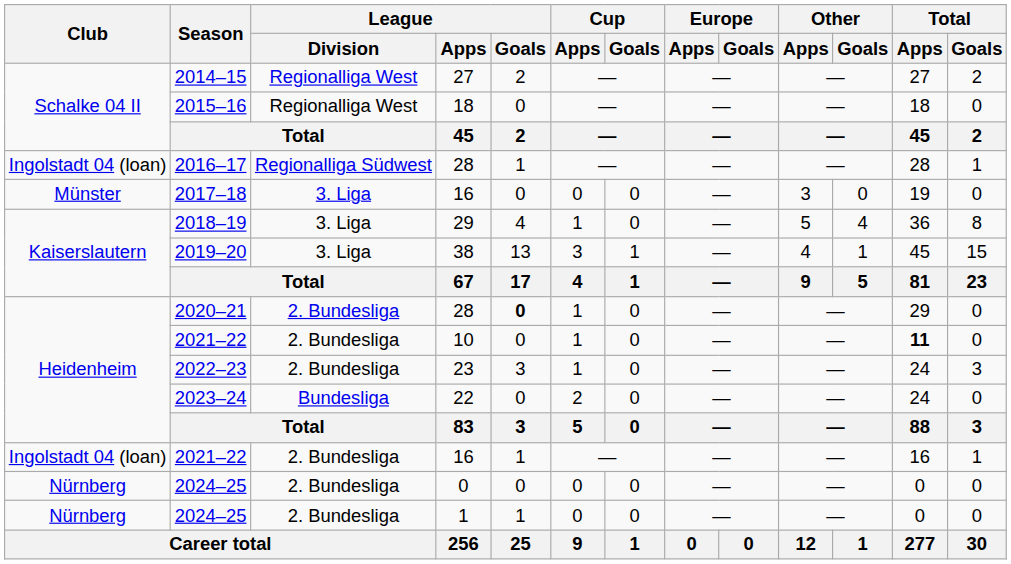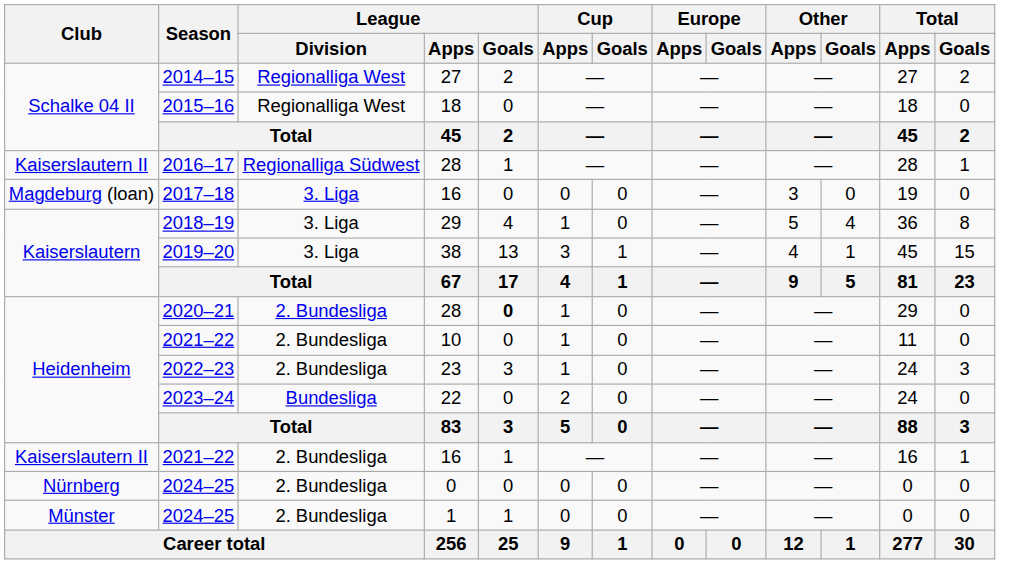(88, 164) Ingolstadt 04 (loan) -> (81, 164) Kaiserslautern II
(88, 194) Münster -> (81, 194) Magdeburg (loan)
(920, 340) bold -> (908, 340) normal
(88, 456) Ingolstadt 04 (loan) -> (81, 456) Kaiserslautern II
(88, 515) Nürnberg -> (81, 515) Münster
